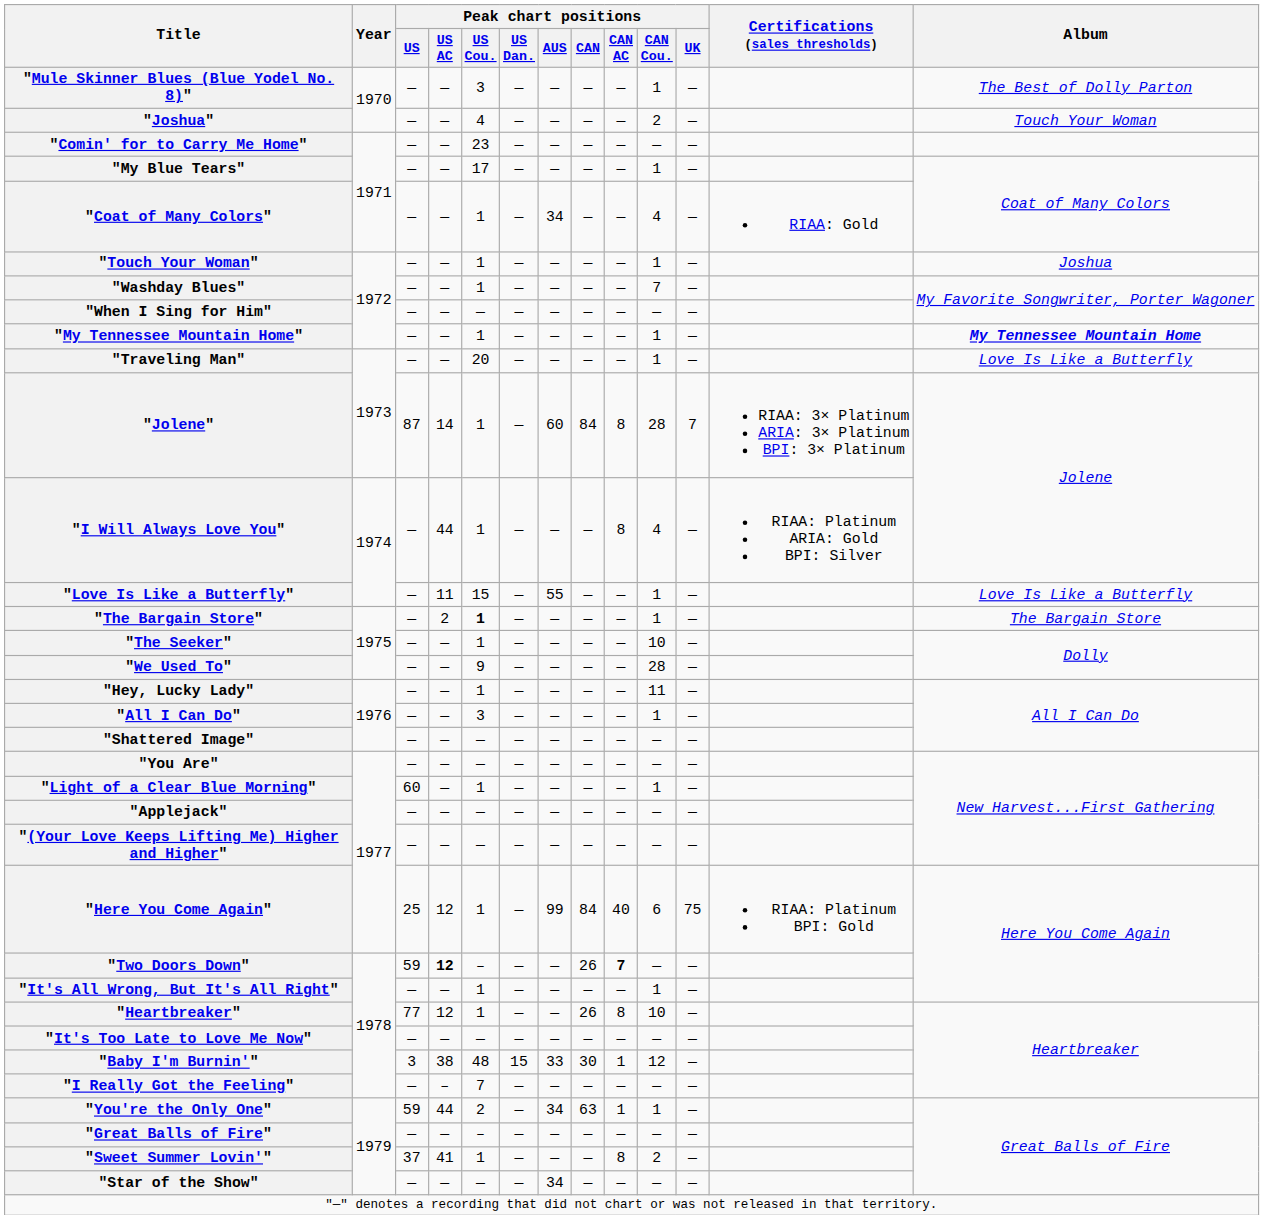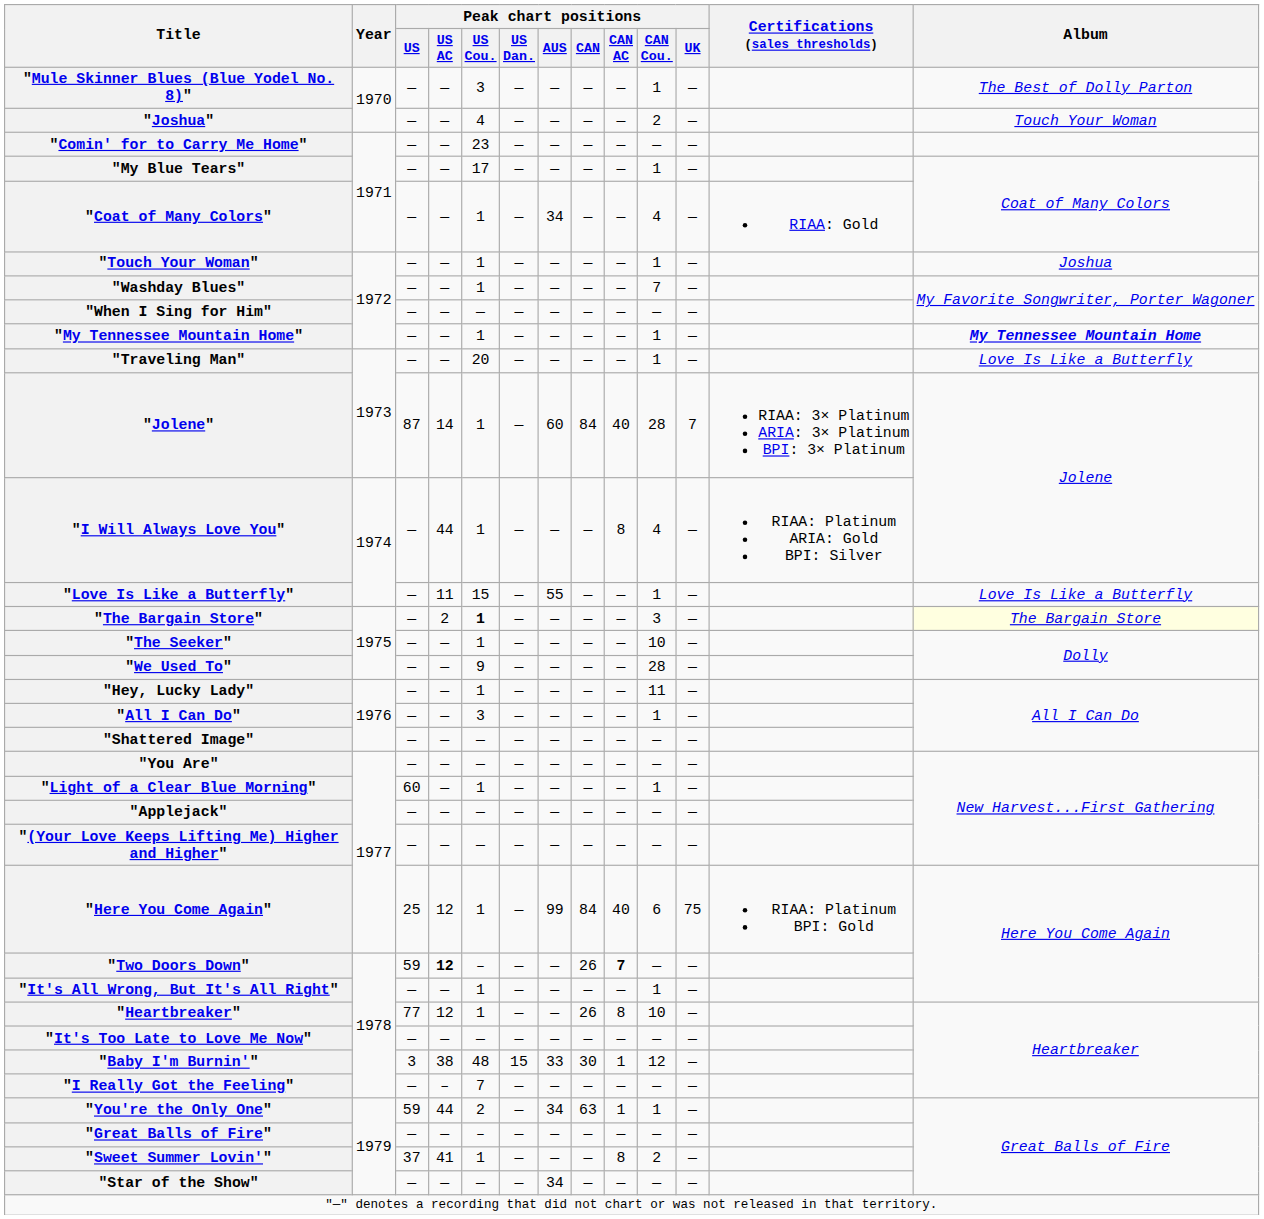(621, 425) 8 -> (621, 425) 40
(657, 619) 1 -> (657, 619) 3
(1085, 619) no background -> (1085, 619) lightyellow background
